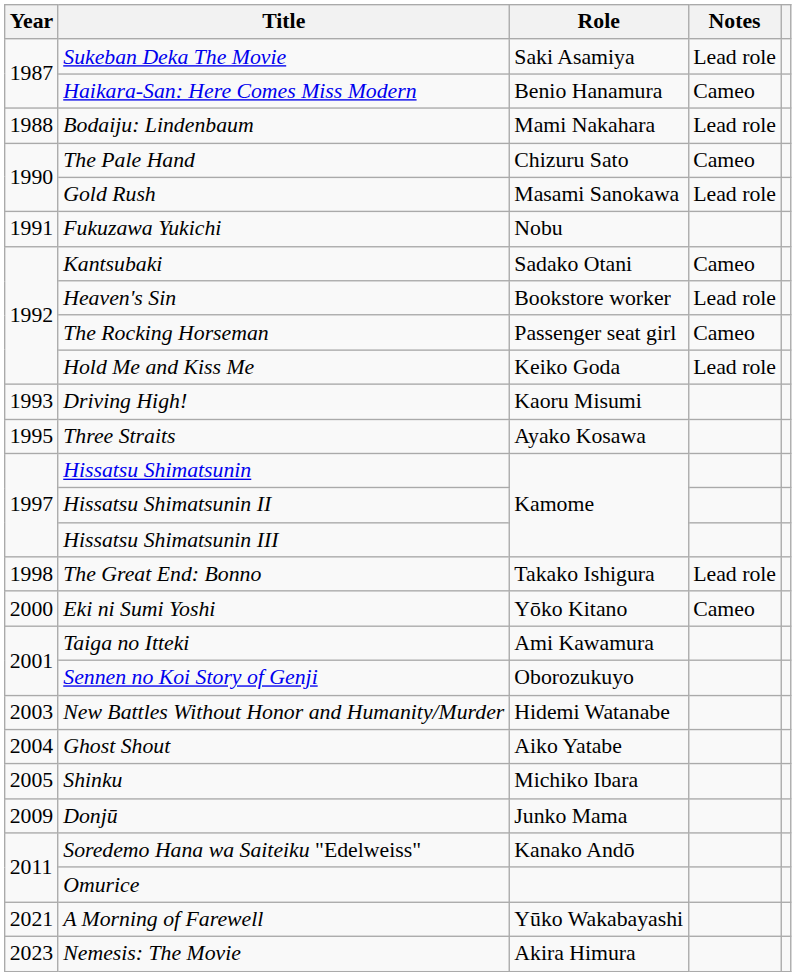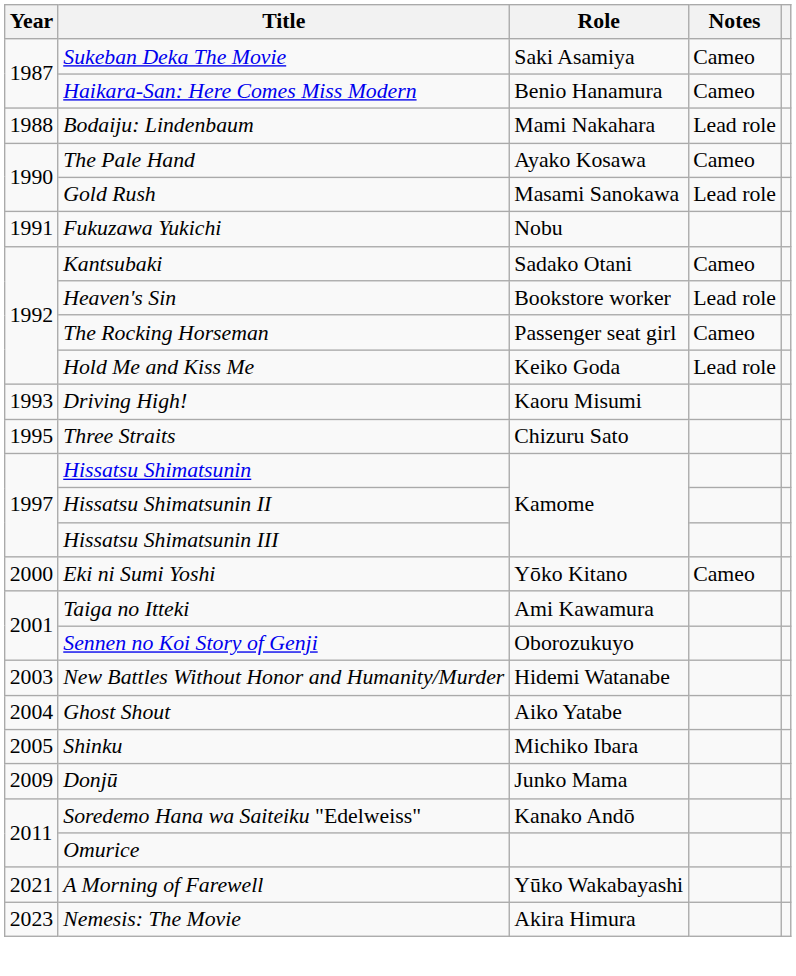(735, 56) Lead role -> (724, 56) Cameo
(571, 159) Chizuru Sato -> (580, 159) Ayako Kosawa
(580, 435) Ayako Kosawa -> (571, 435) Chizuru Sato
- row: (162, 573)
